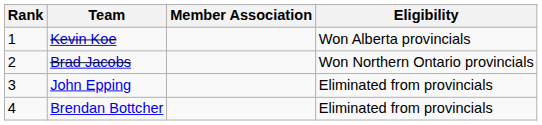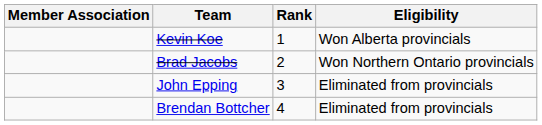columns swapped: (26, 16) <-> (241, 16)
